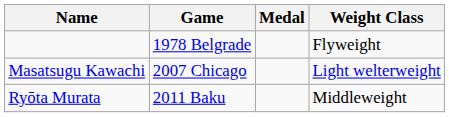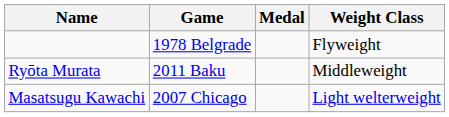rows swapped: (77, 71) <-> (54, 97)
